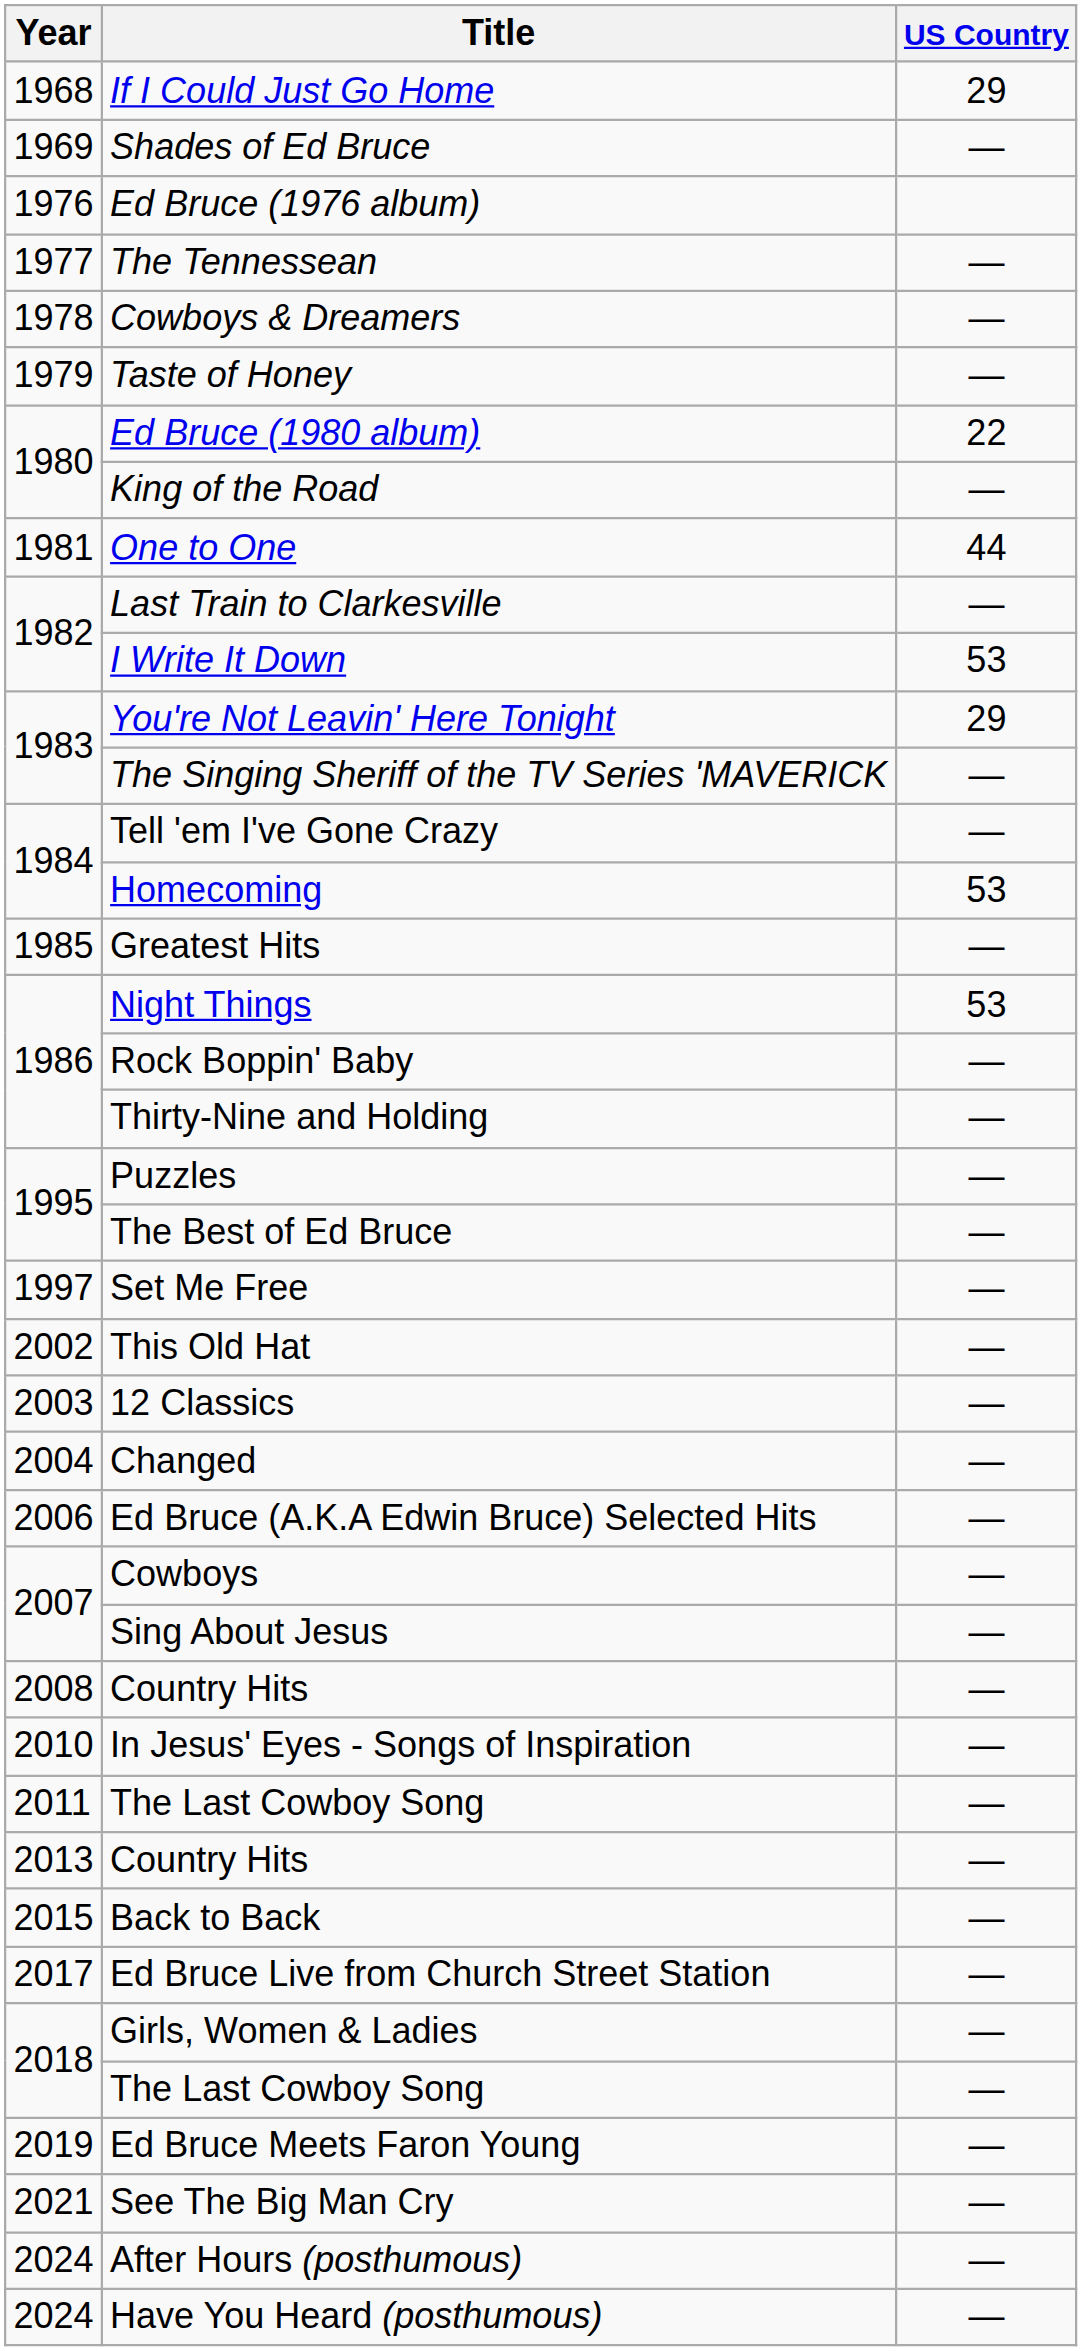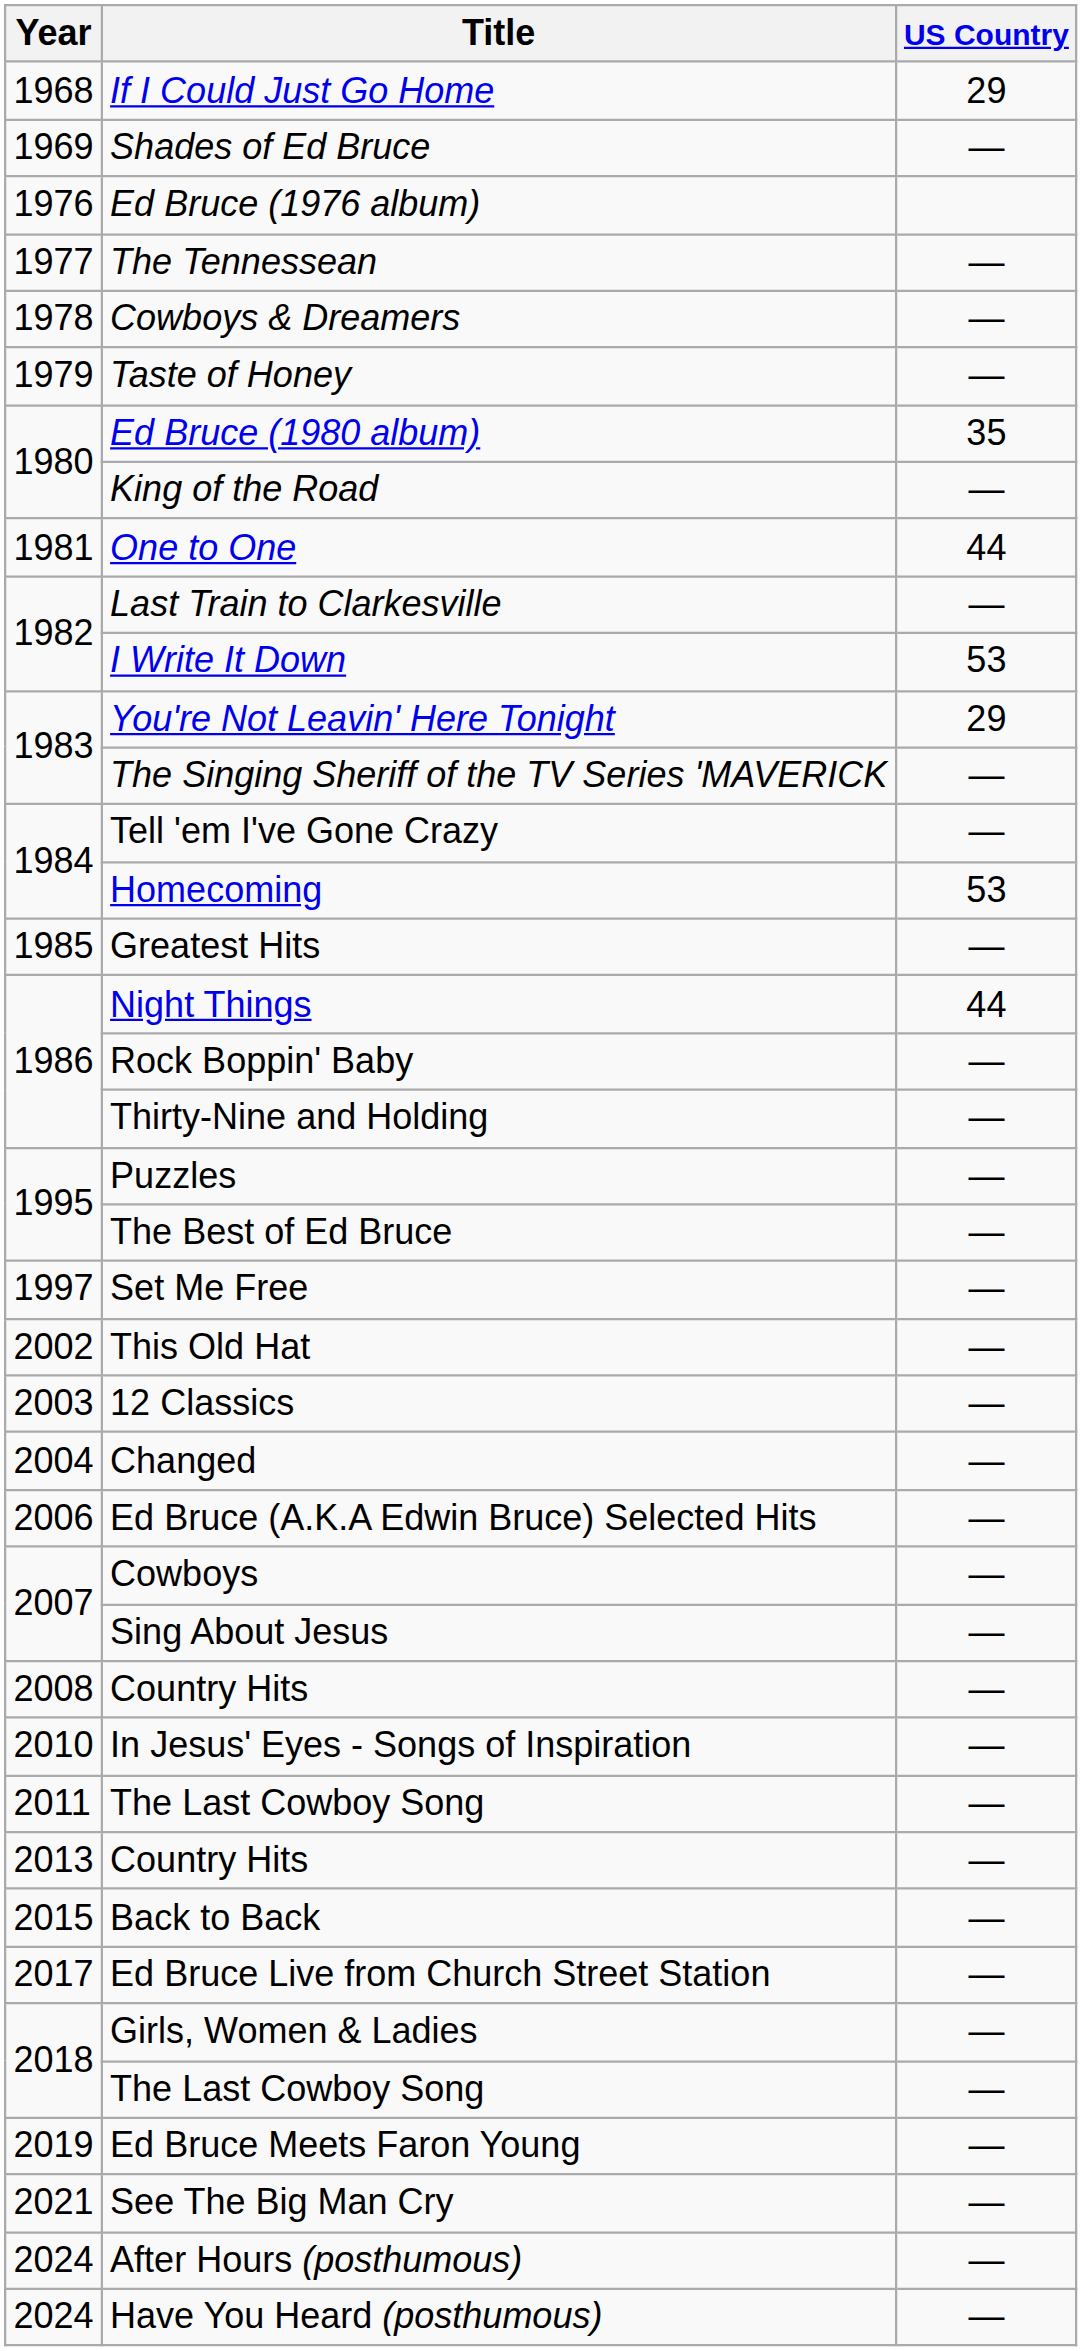(986, 432) 22 -> (986, 432) 35
(986, 1003) 53 -> (986, 1003) 44
